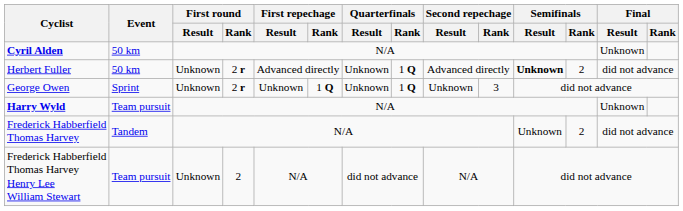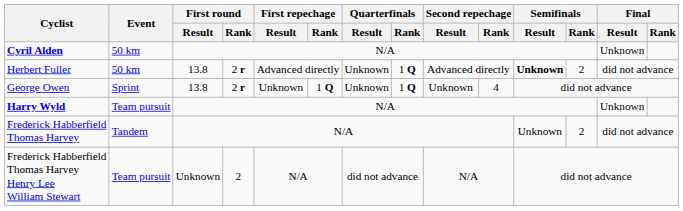(198, 69) Unknown -> (198, 69) 13.8
(198, 88) Unknown -> (198, 88) 13.8
(496, 88) 3 -> (496, 88) 4
